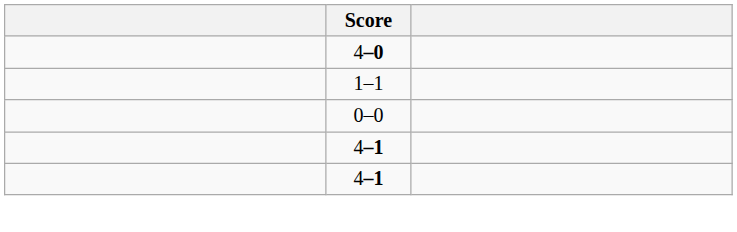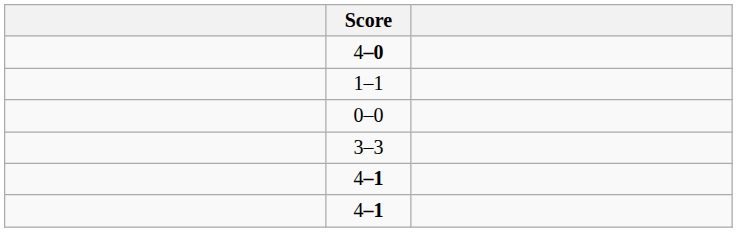+ row: (165, 147)
